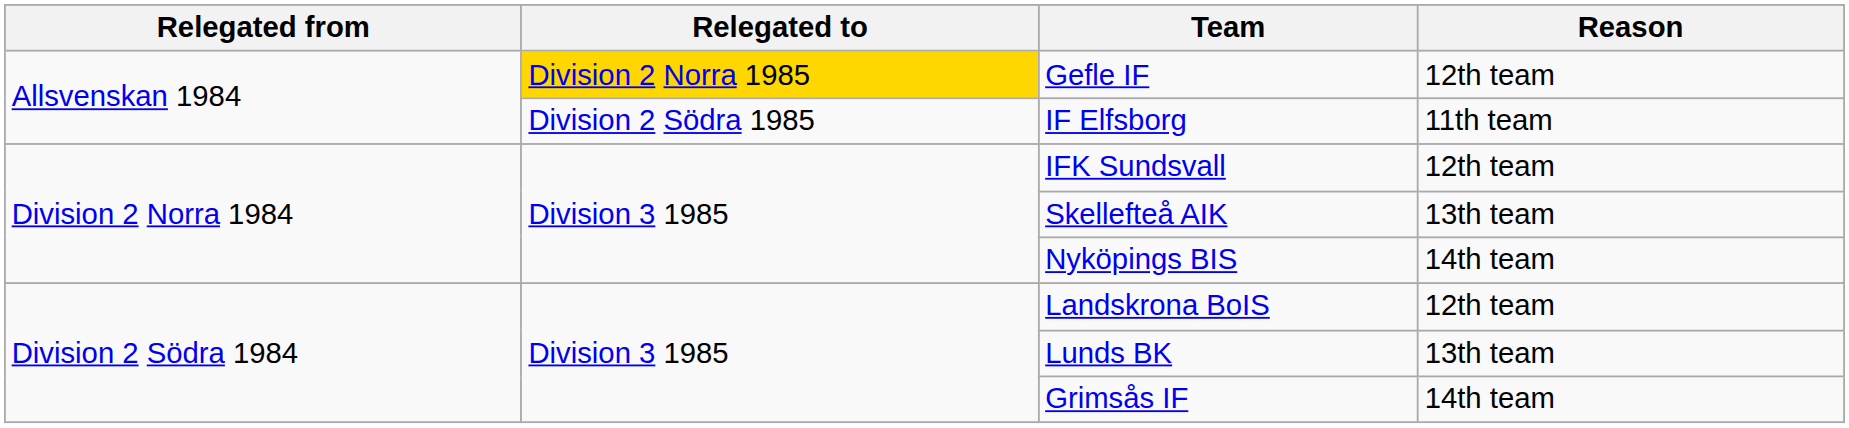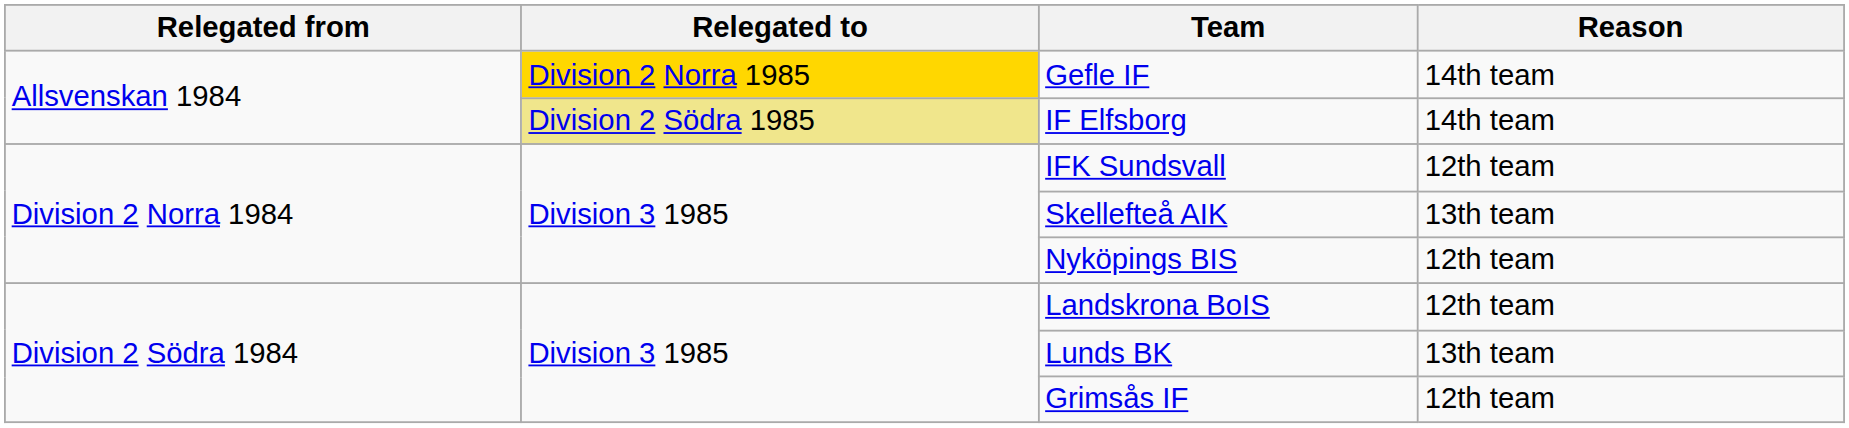(1490, 74) 12th team -> (1490, 74) 14th team
(672, 120) no background -> (672, 120) khaki background
(1489, 120) 11th team -> (1490, 120) 14th team
(1490, 259) 14th team -> (1490, 259) 12th team
(1490, 399) 14th team -> (1490, 399) 12th team
